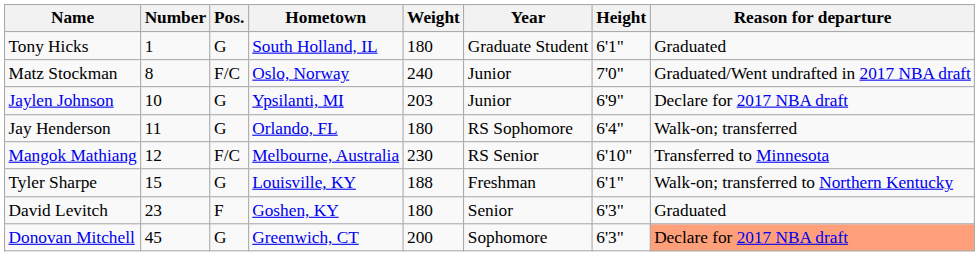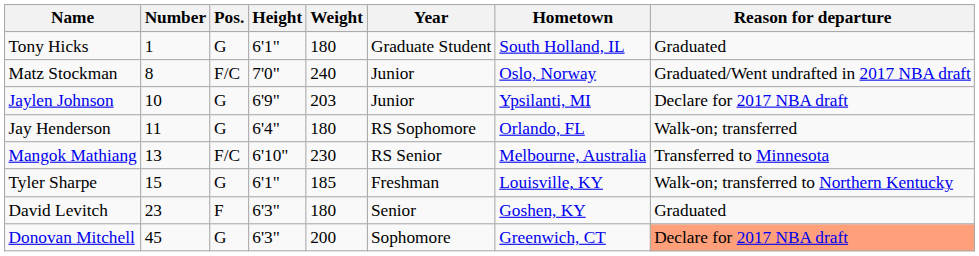columns swapped: (621, 18) <-> (326, 18)
(153, 155) 12 -> (153, 155) 13
(420, 182) 188 -> (323, 182) 185
